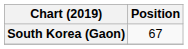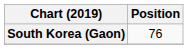(155, 34) 67 -> (155, 34) 76
